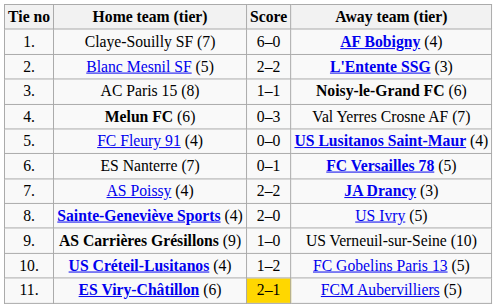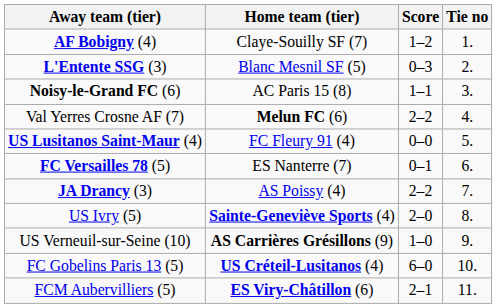columns swapped: (29, 16) <-> (391, 16)
(269, 41) 6–0 -> (421, 41) 1–2
(269, 66) 2–2 -> (421, 66) 0–3
(269, 116) 0–3 -> (421, 116) 2–2
(269, 265) 1–2 -> (421, 265) 6–0
(269, 290) gold background -> (421, 290) no background
